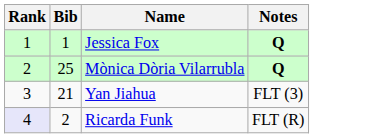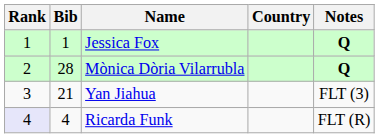+ column: (281, 17)
(66, 68) 25 -> (66, 68) 28
(66, 119) 2 -> (66, 119) 4
